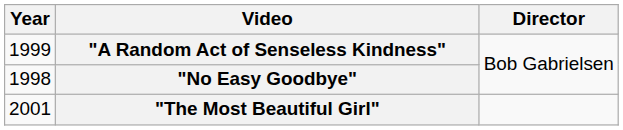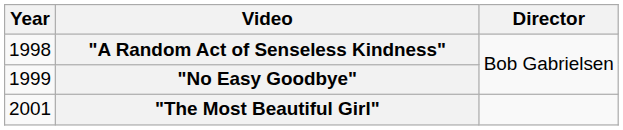(30, 49) 1999 -> (30, 49) 1998
(30, 79) 1998 -> (30, 79) 1999
